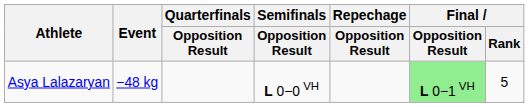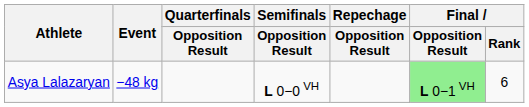(504, 82) 5 -> (504, 82) 6
